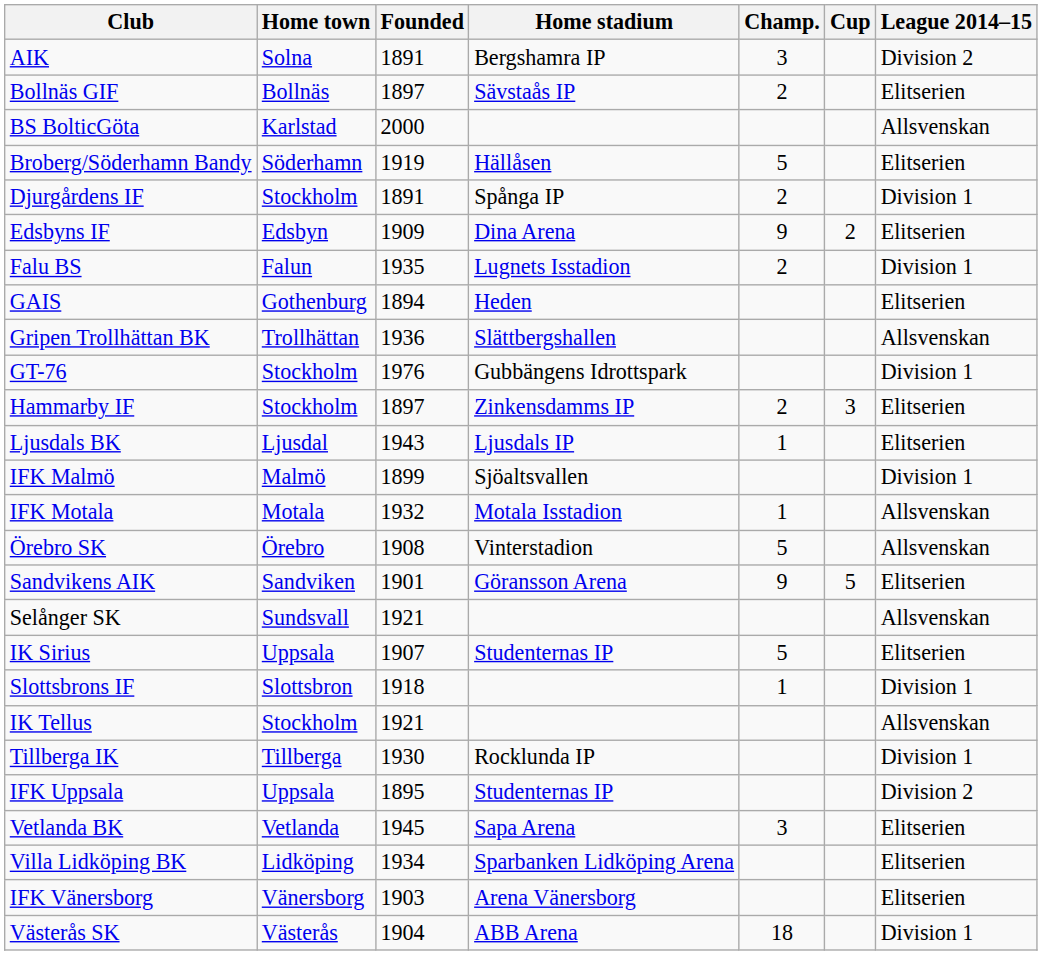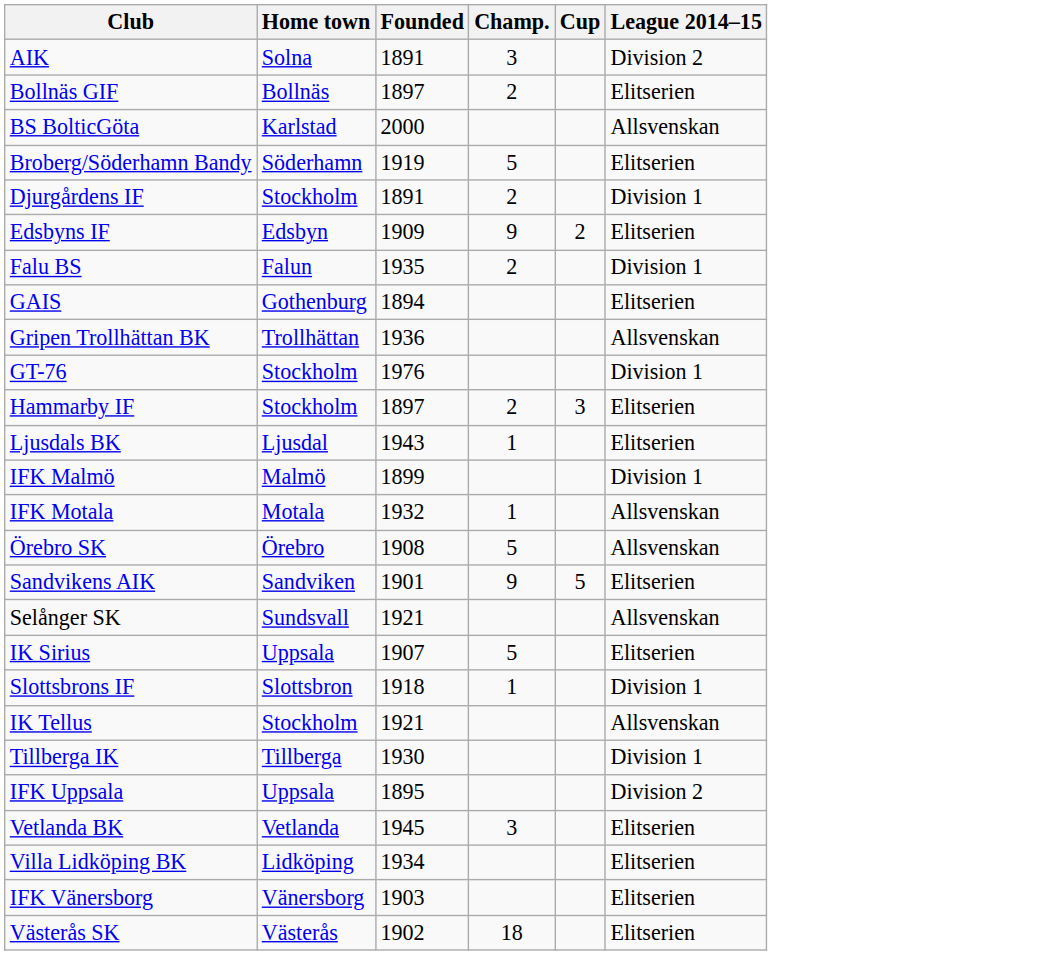- column: (604, 22)
(403, 932) 1904 -> (403, 932) 1902
(927, 932) Division 1 -> (653, 932) Elitserien
